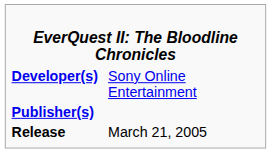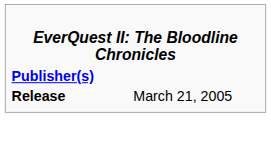- row: (55, 76)
